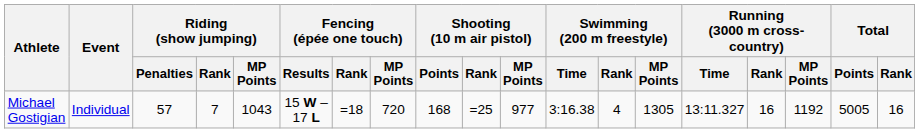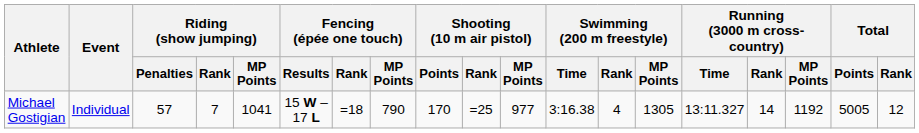(257, 110) 1043 -> (257, 110) 1041
(393, 110) 720 -> (393, 110) 790
(439, 110) 168 -> (439, 110) 170
(767, 110) 16 -> (767, 110) 14
(896, 110) 16 -> (896, 110) 12
